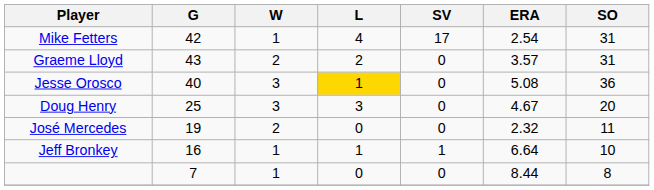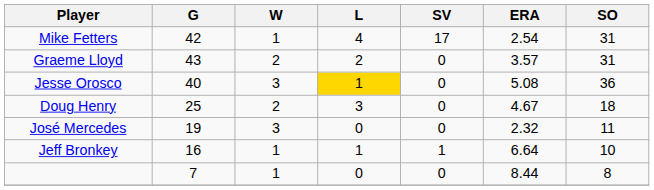(276, 106) 3 -> (276, 106) 2
(608, 106) 20 -> (608, 106) 18
(276, 128) 2 -> (276, 128) 3
